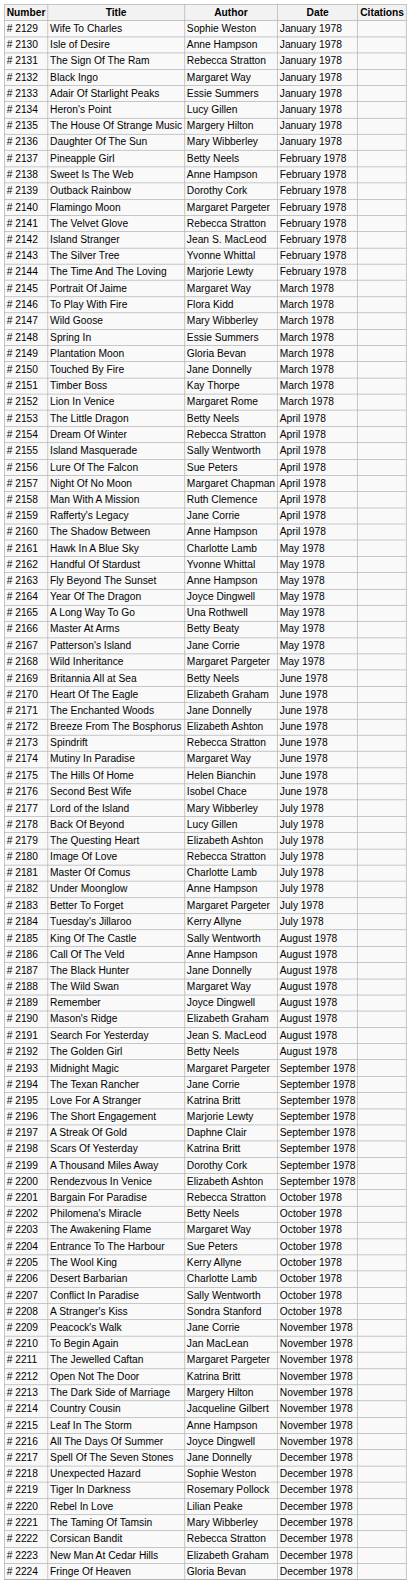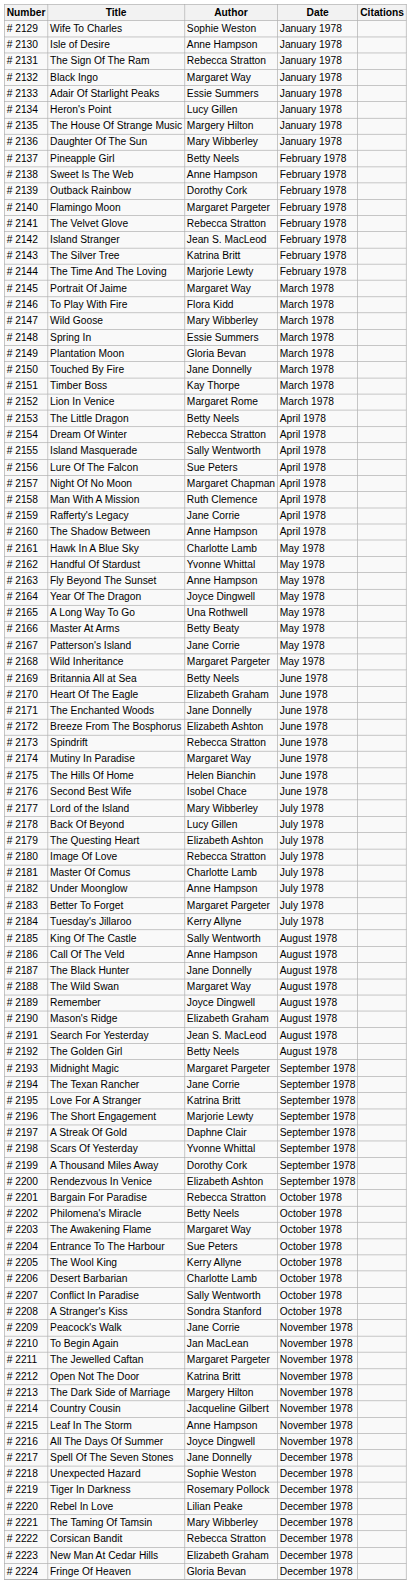(221, 256) Yvonne Whittal -> (214, 256) Katrina Britt
(214, 1149) Katrina Britt -> (221, 1149) Yvonne Whittal
